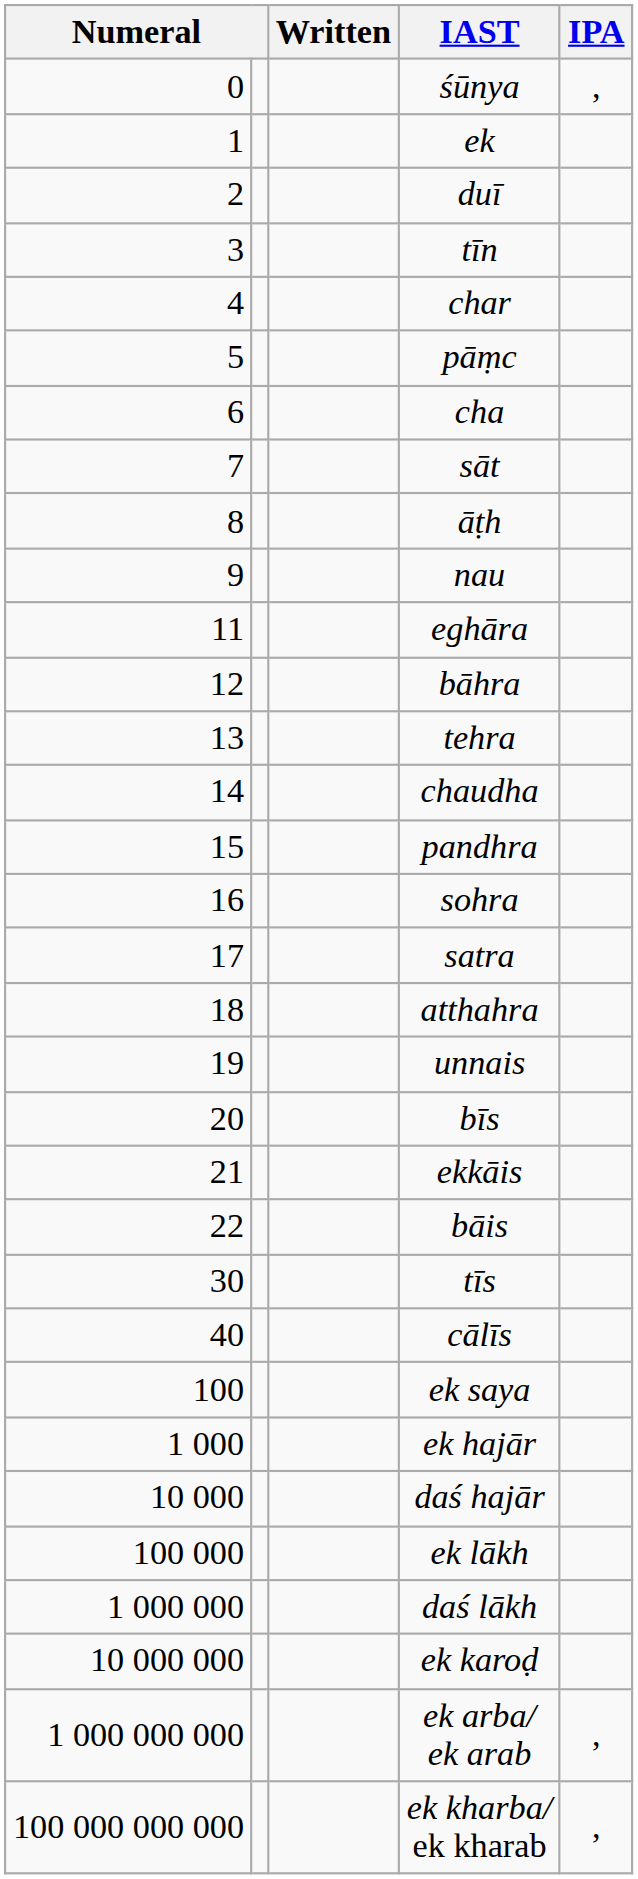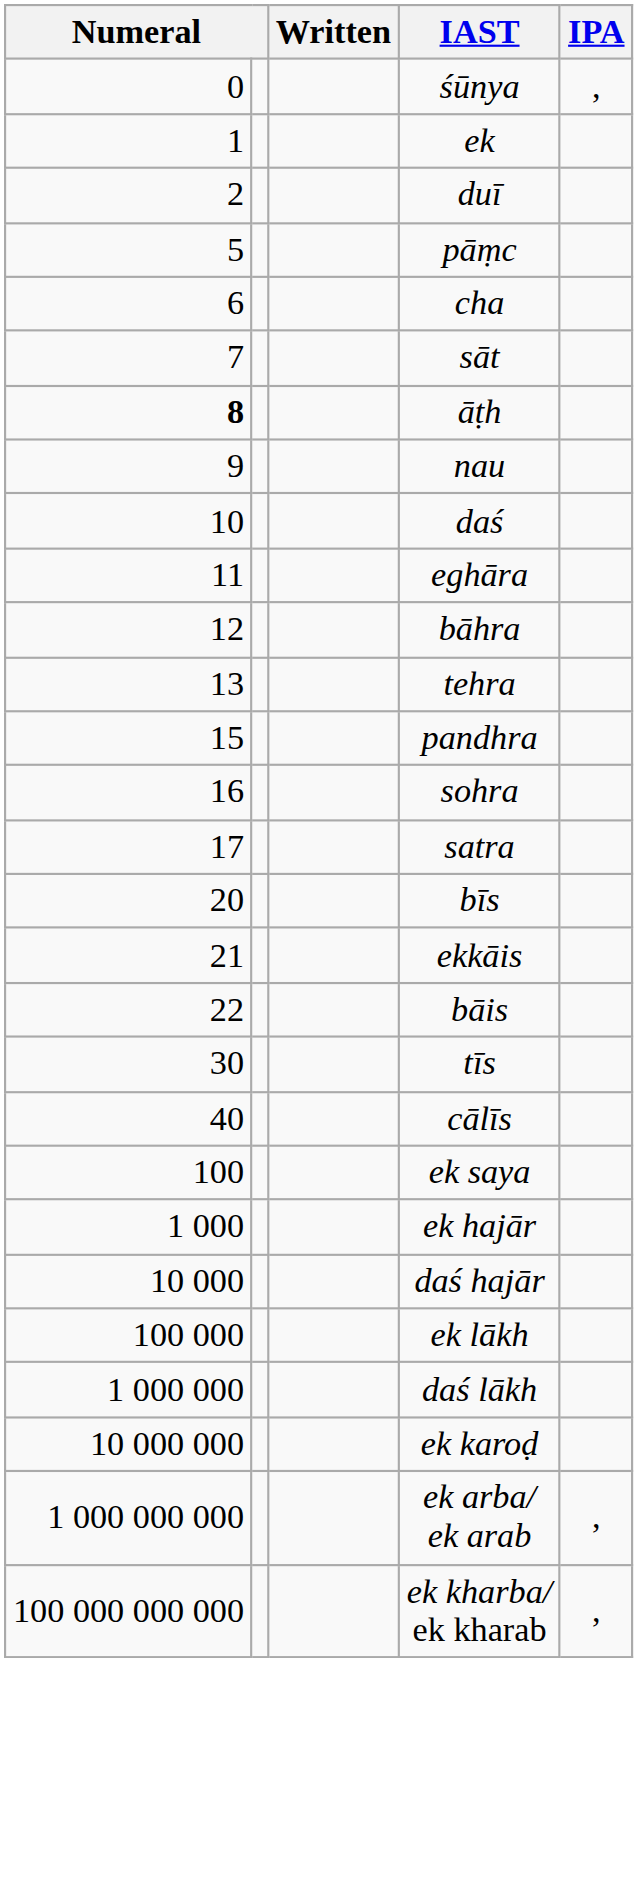- row: (480, 248)
- row: (480, 303)
(236, 520) normal -> (236, 411) bold
+ row: (480, 520)
- row: (480, 791)
- row: (480, 1009)
- row: (480, 1063)
